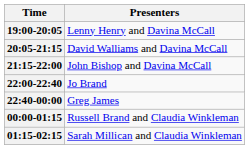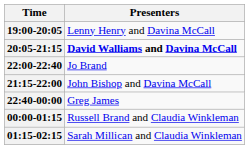(147, 48) normal -> (152, 48) bold
rows swapped: (34, 65) <-> (34, 83)
